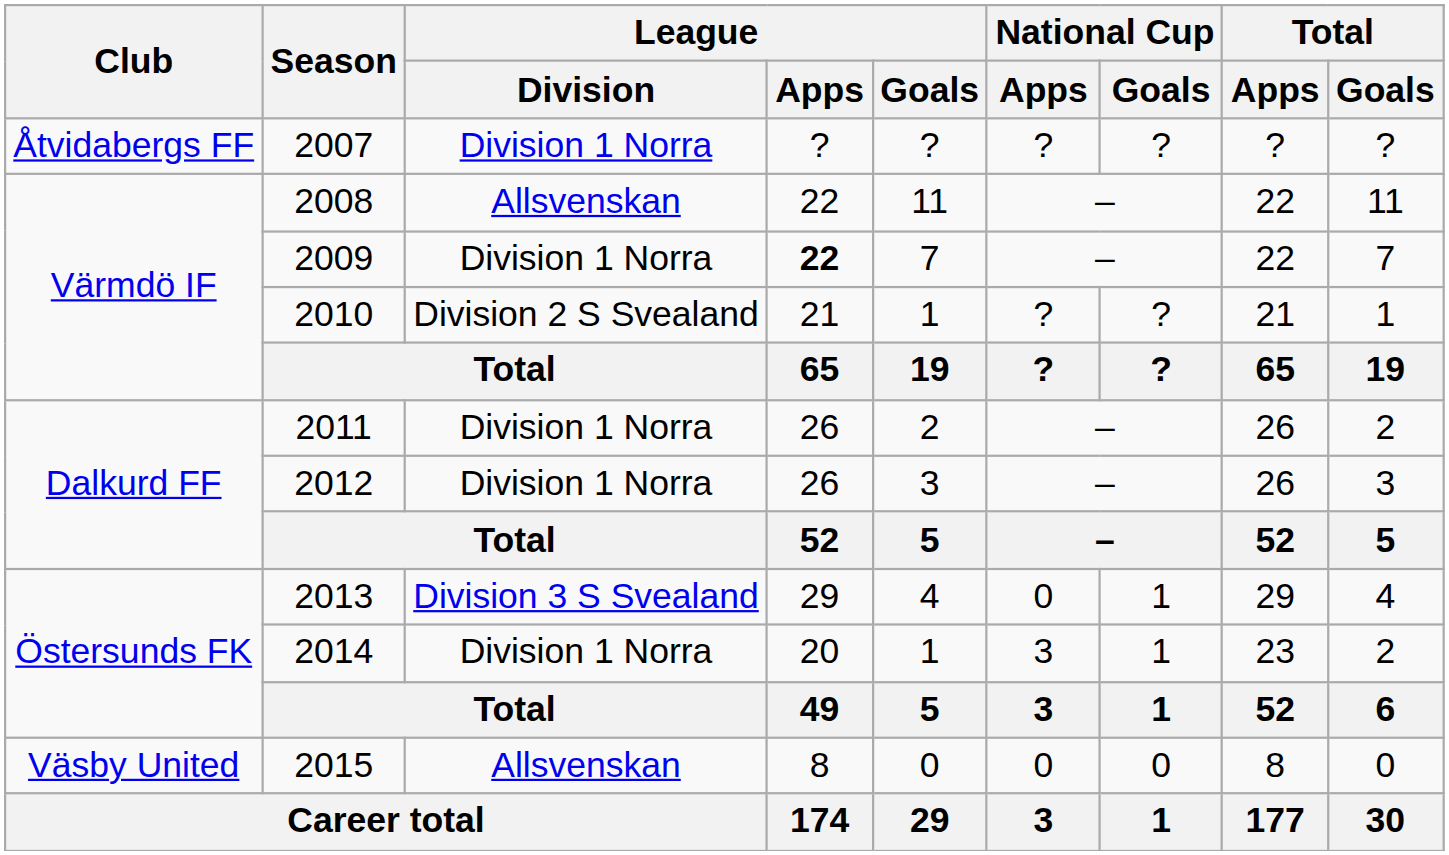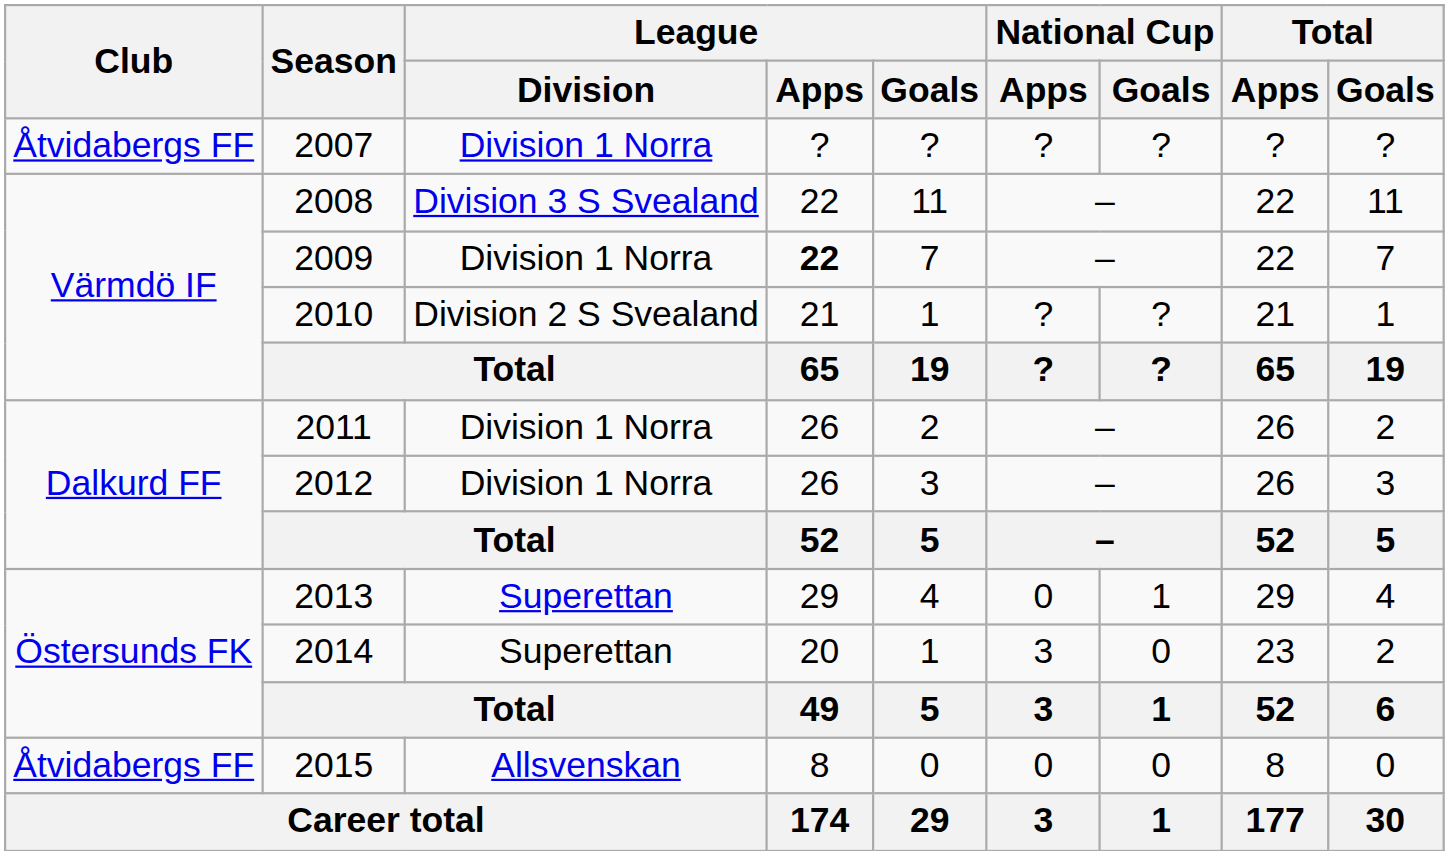(586, 201) Allsvenskan -> (586, 201) Division 3 S Svealand
(586, 595) Division 3 S Svealand -> (586, 595) Superettan
(586, 652) Division 1 Norra -> (586, 652) Superettan
(1161, 652) 1 -> (1161, 652) 0
(134, 764) Väsby United -> (134, 764) Åtvidabergs FF
